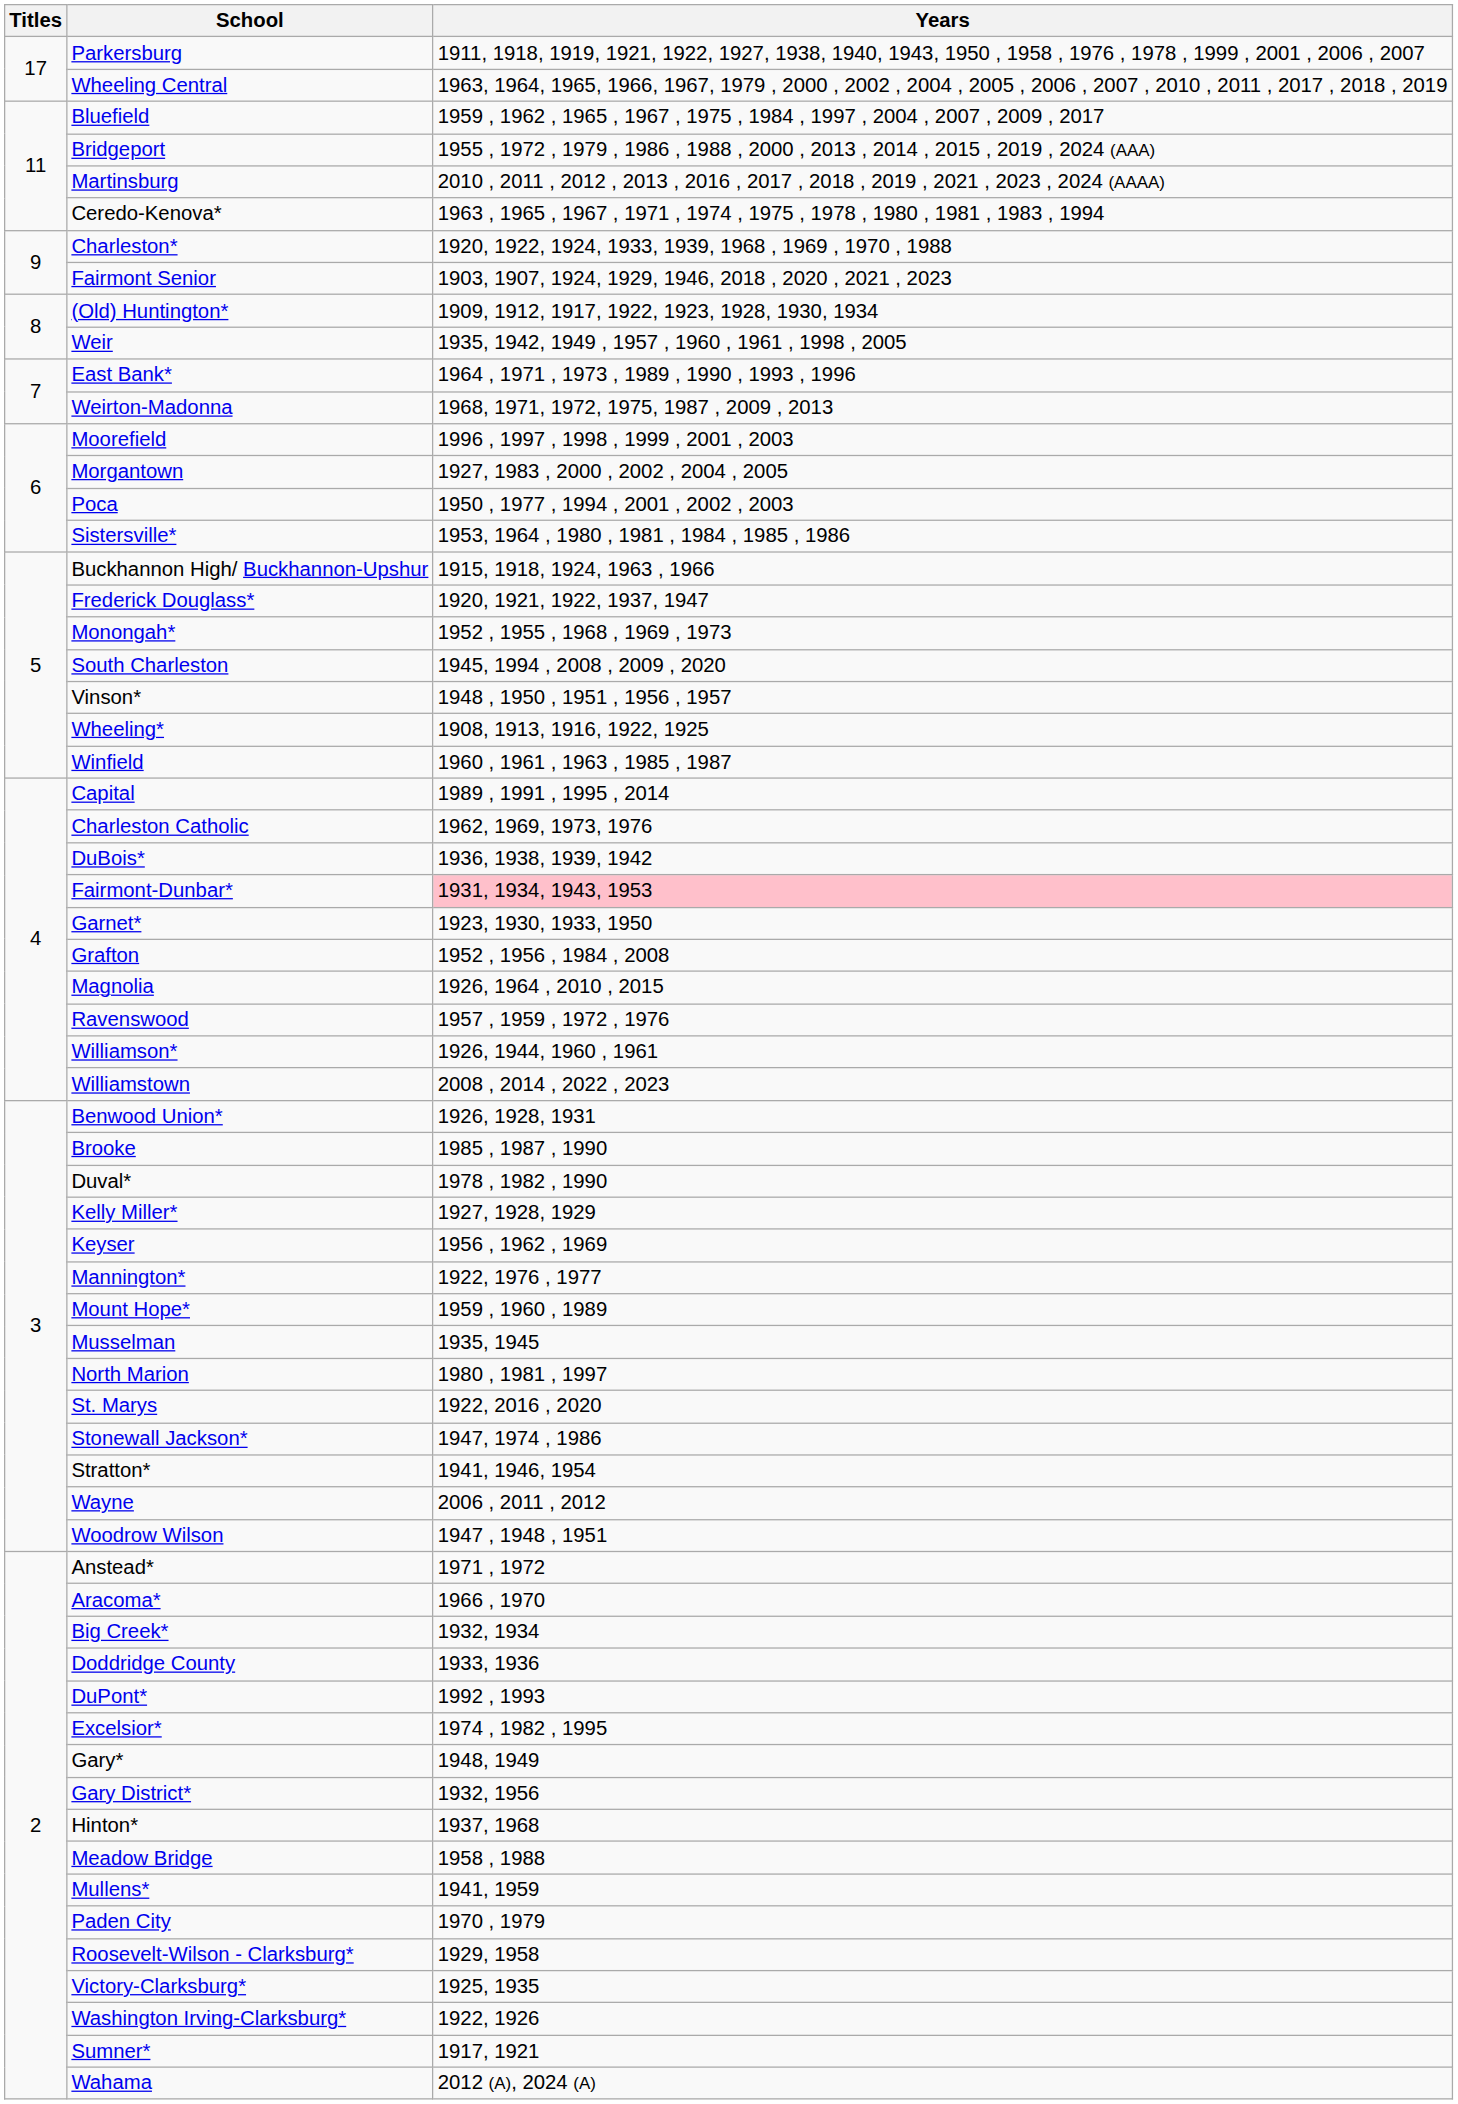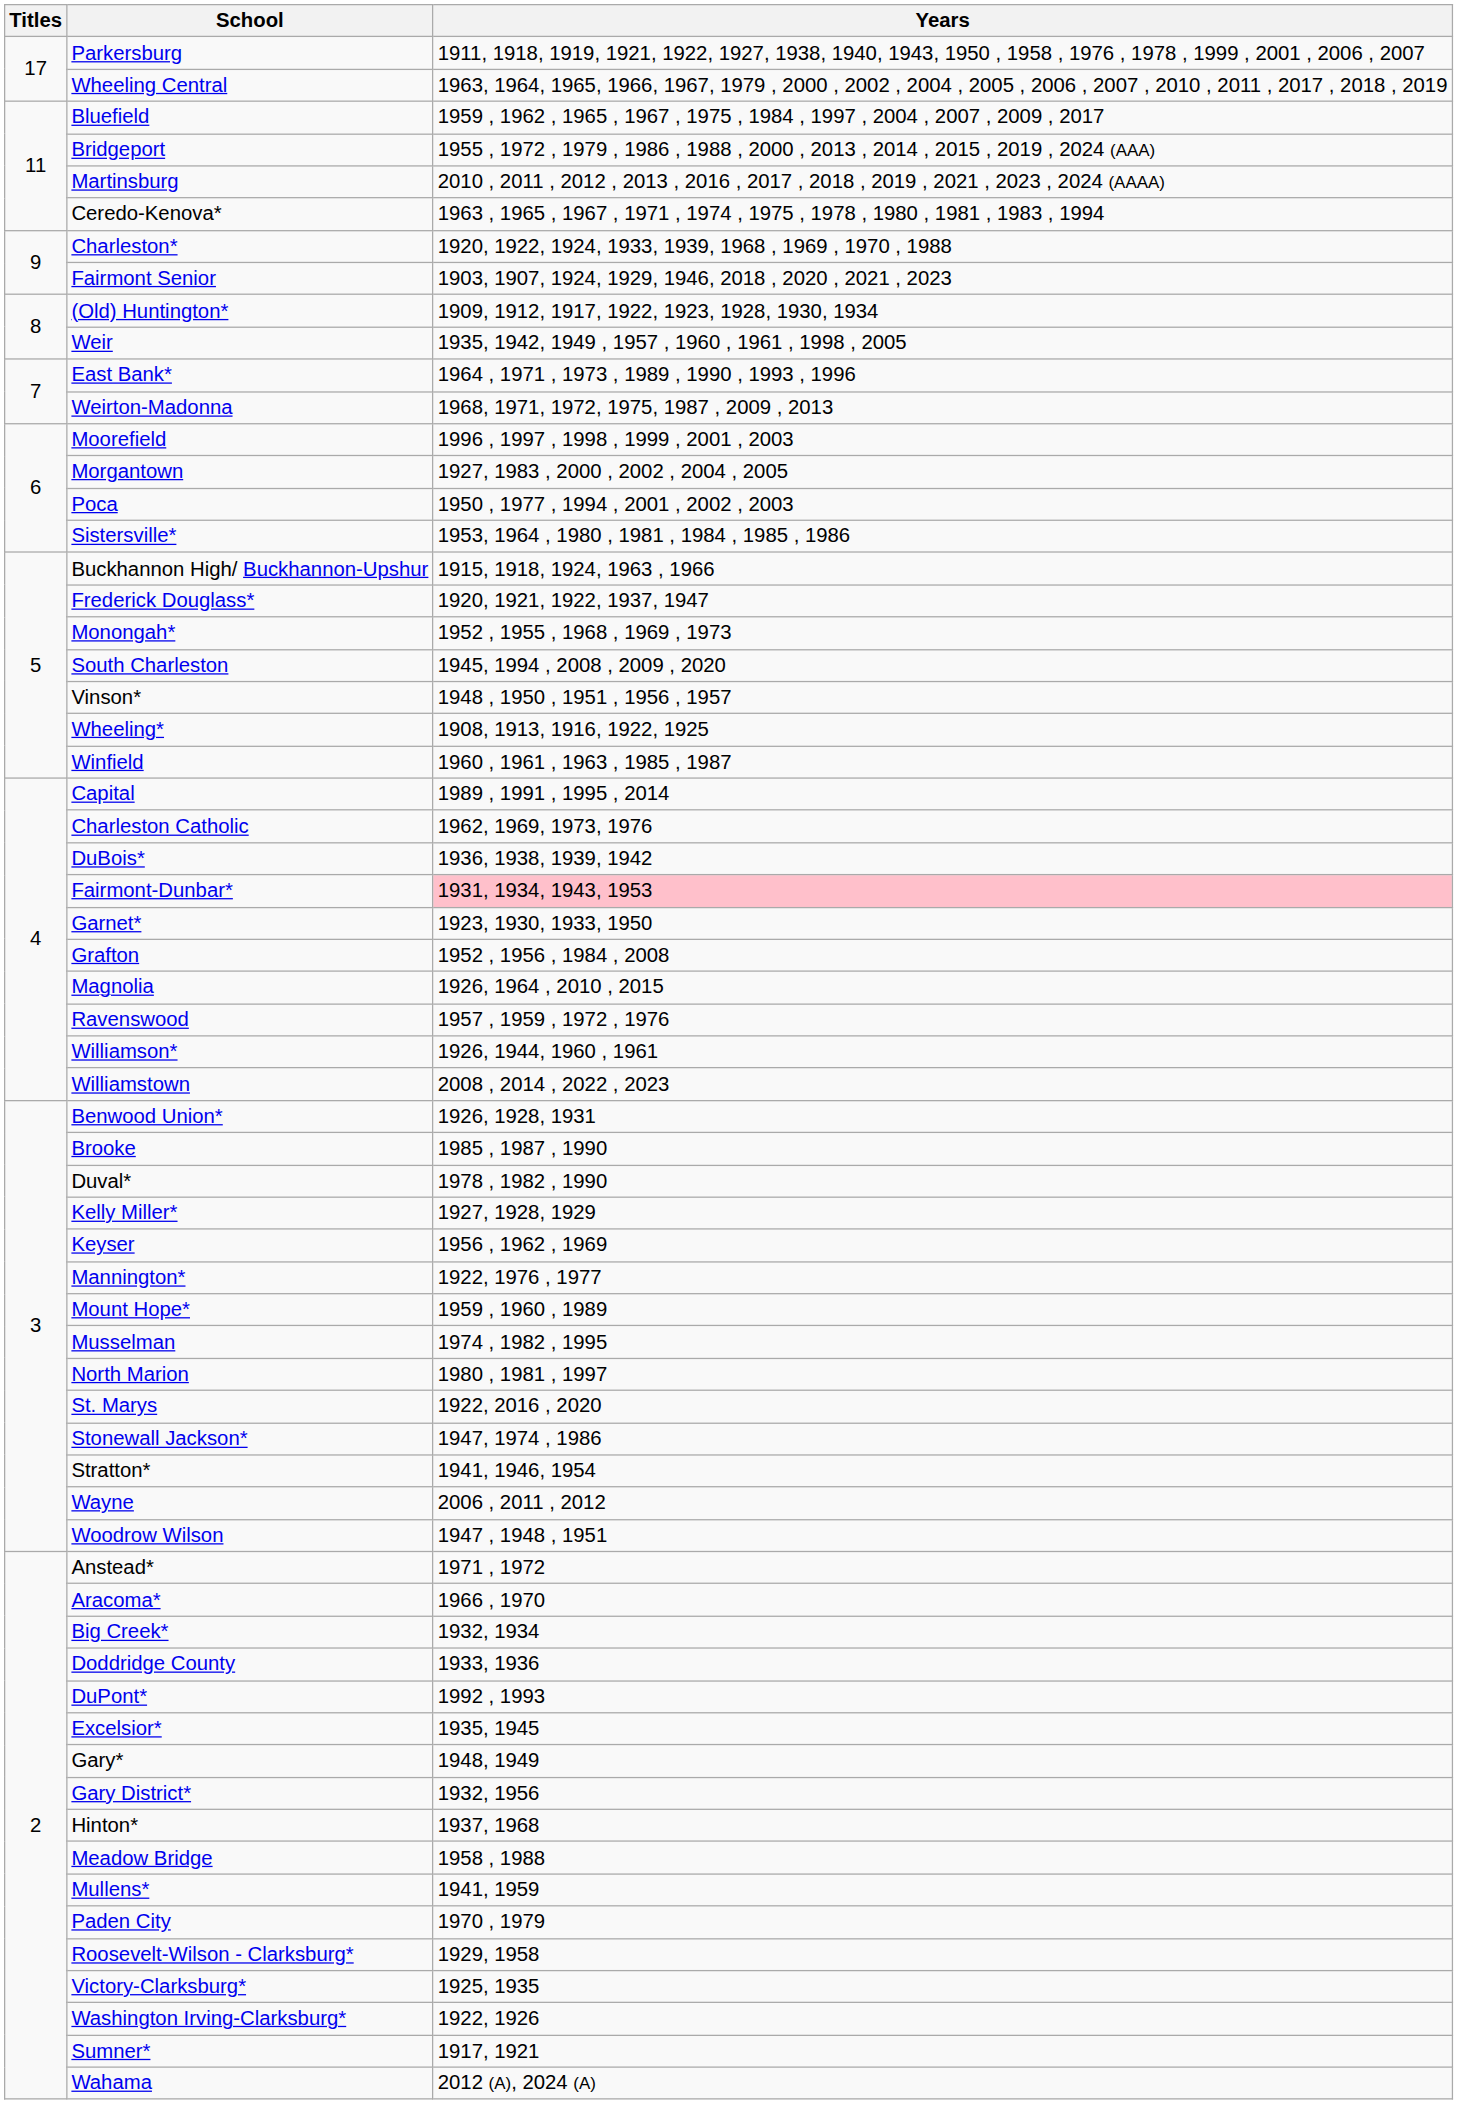(489, 1341) 1935, 1945 -> (522, 1341) 1974 , 1982 , 1995
(522, 1728) 1974 , 1982 , 1995 -> (489, 1728) 1935, 1945
